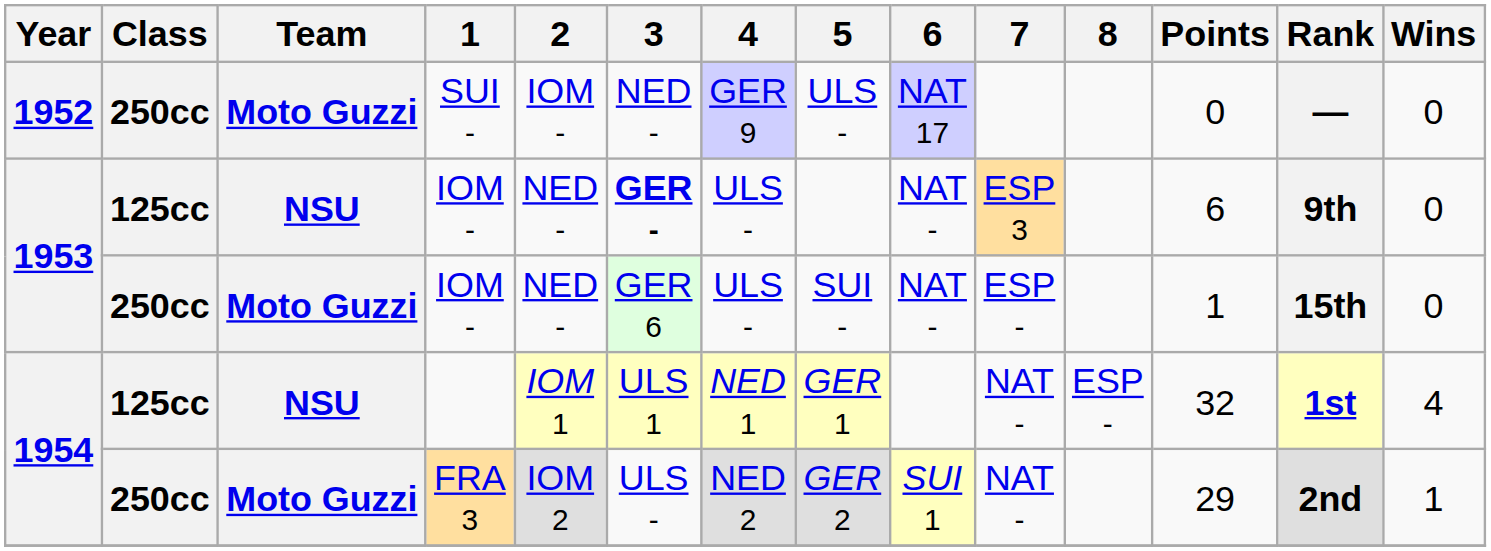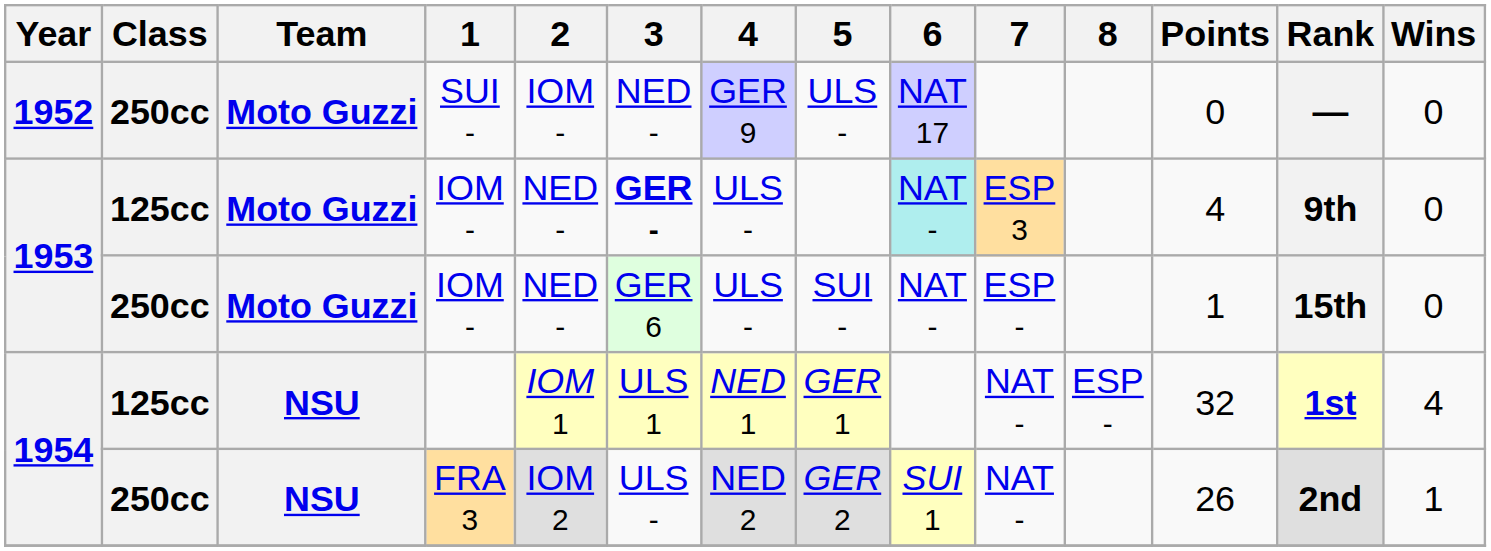(322, 208) NSU -> (322, 208) Moto Guzzi
(932, 208) no background -> (932, 208) paleturquoise background
(1215, 208) 6 -> (1215, 208) 4
(322, 498) Moto Guzzi -> (322, 498) NSU
(1215, 498) 29 -> (1215, 498) 26
